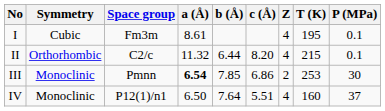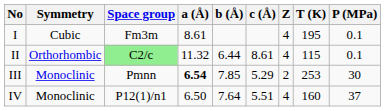(141, 55) no background -> (141, 55) lightgreen background
(262, 55) 8.20 -> (262, 55) 8.61
(311, 55) 215 -> (311, 55) 115
(262, 75) 6.86 -> (262, 75) 5.29
